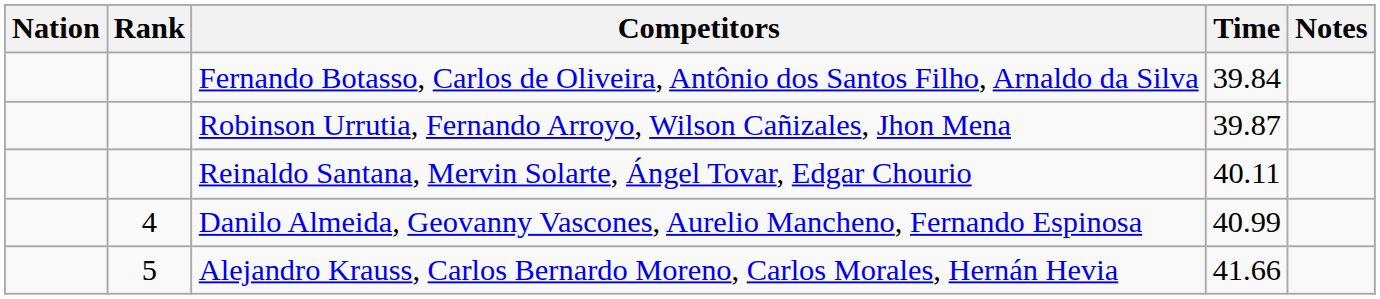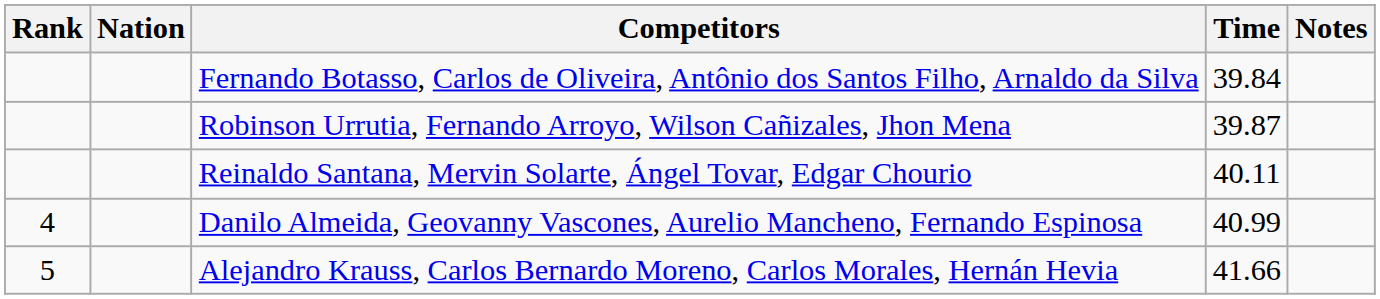columns swapped: (149, 28) <-> (56, 28)
